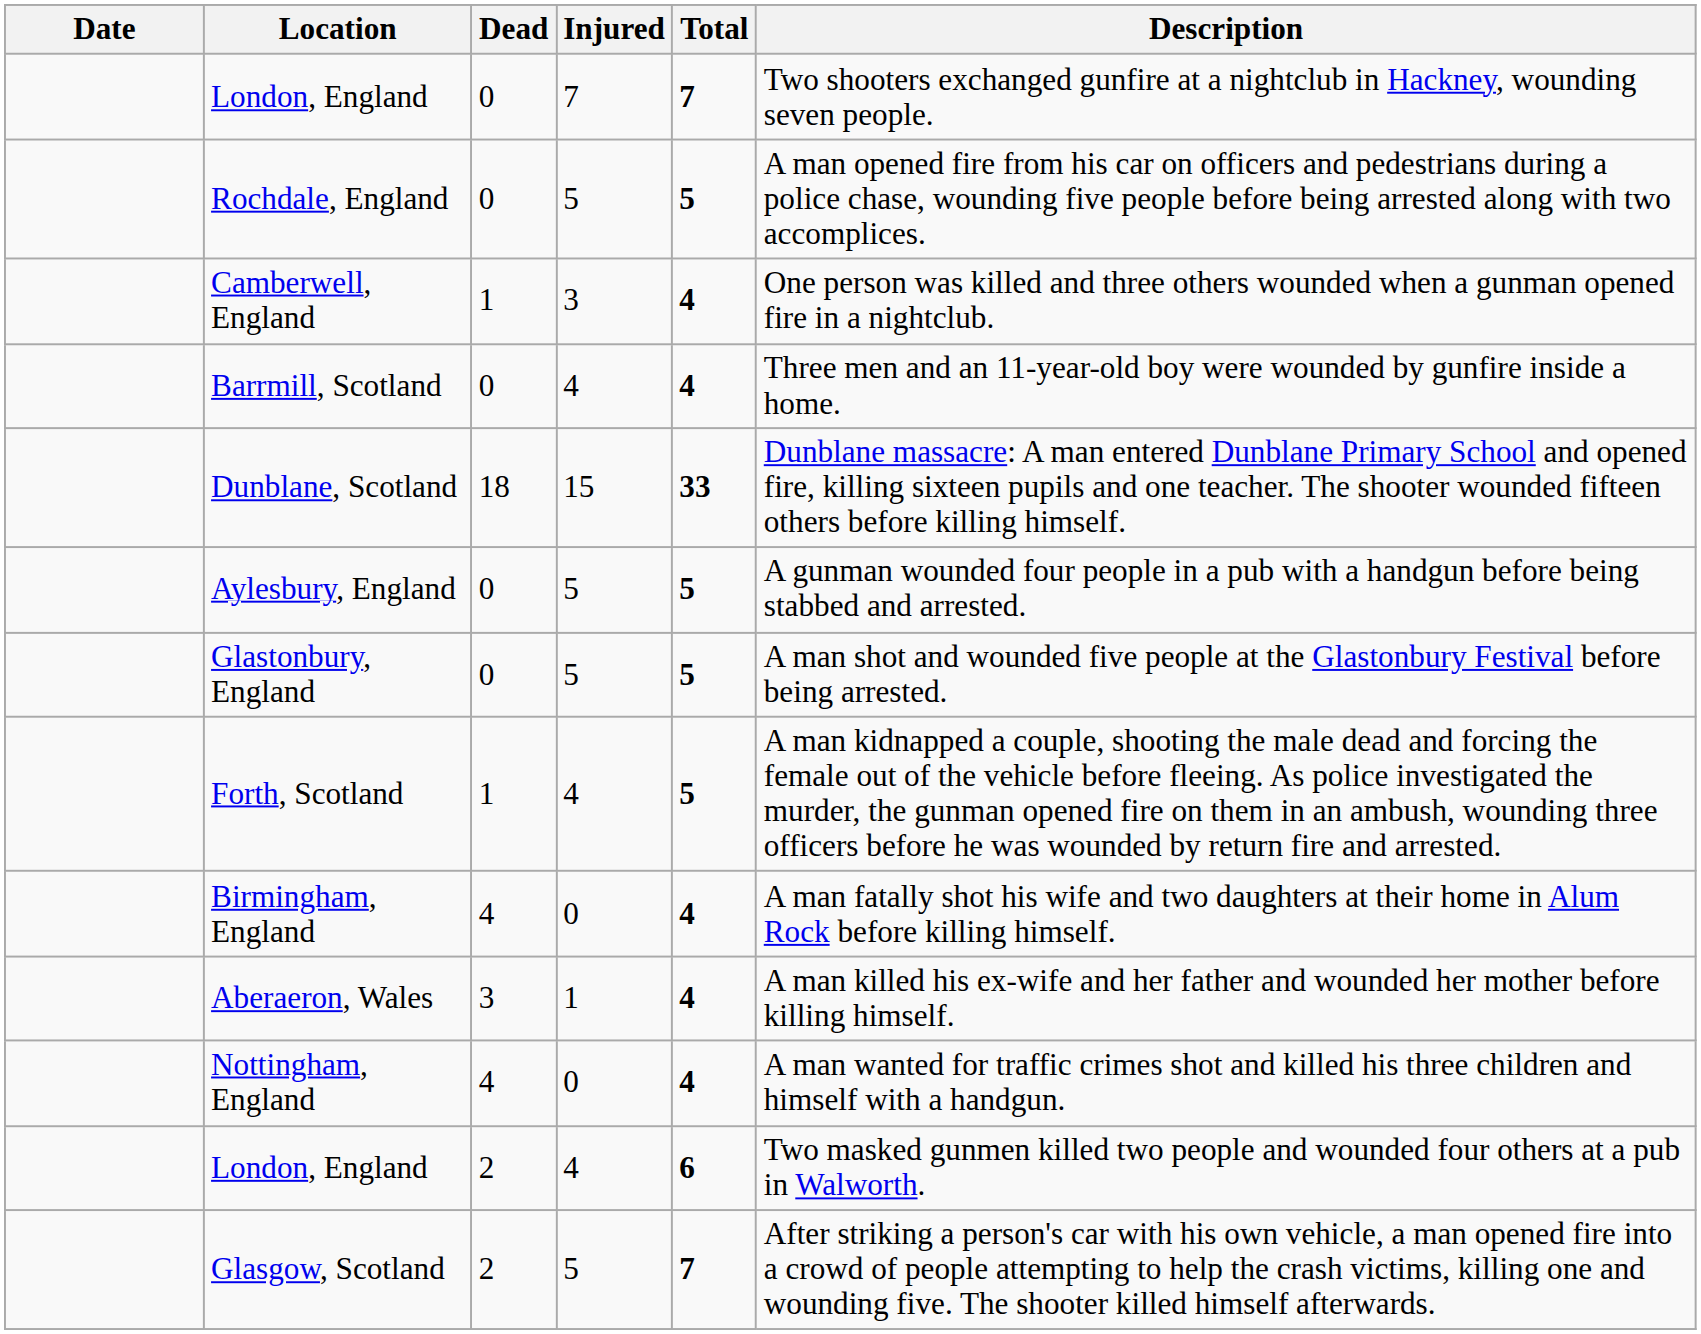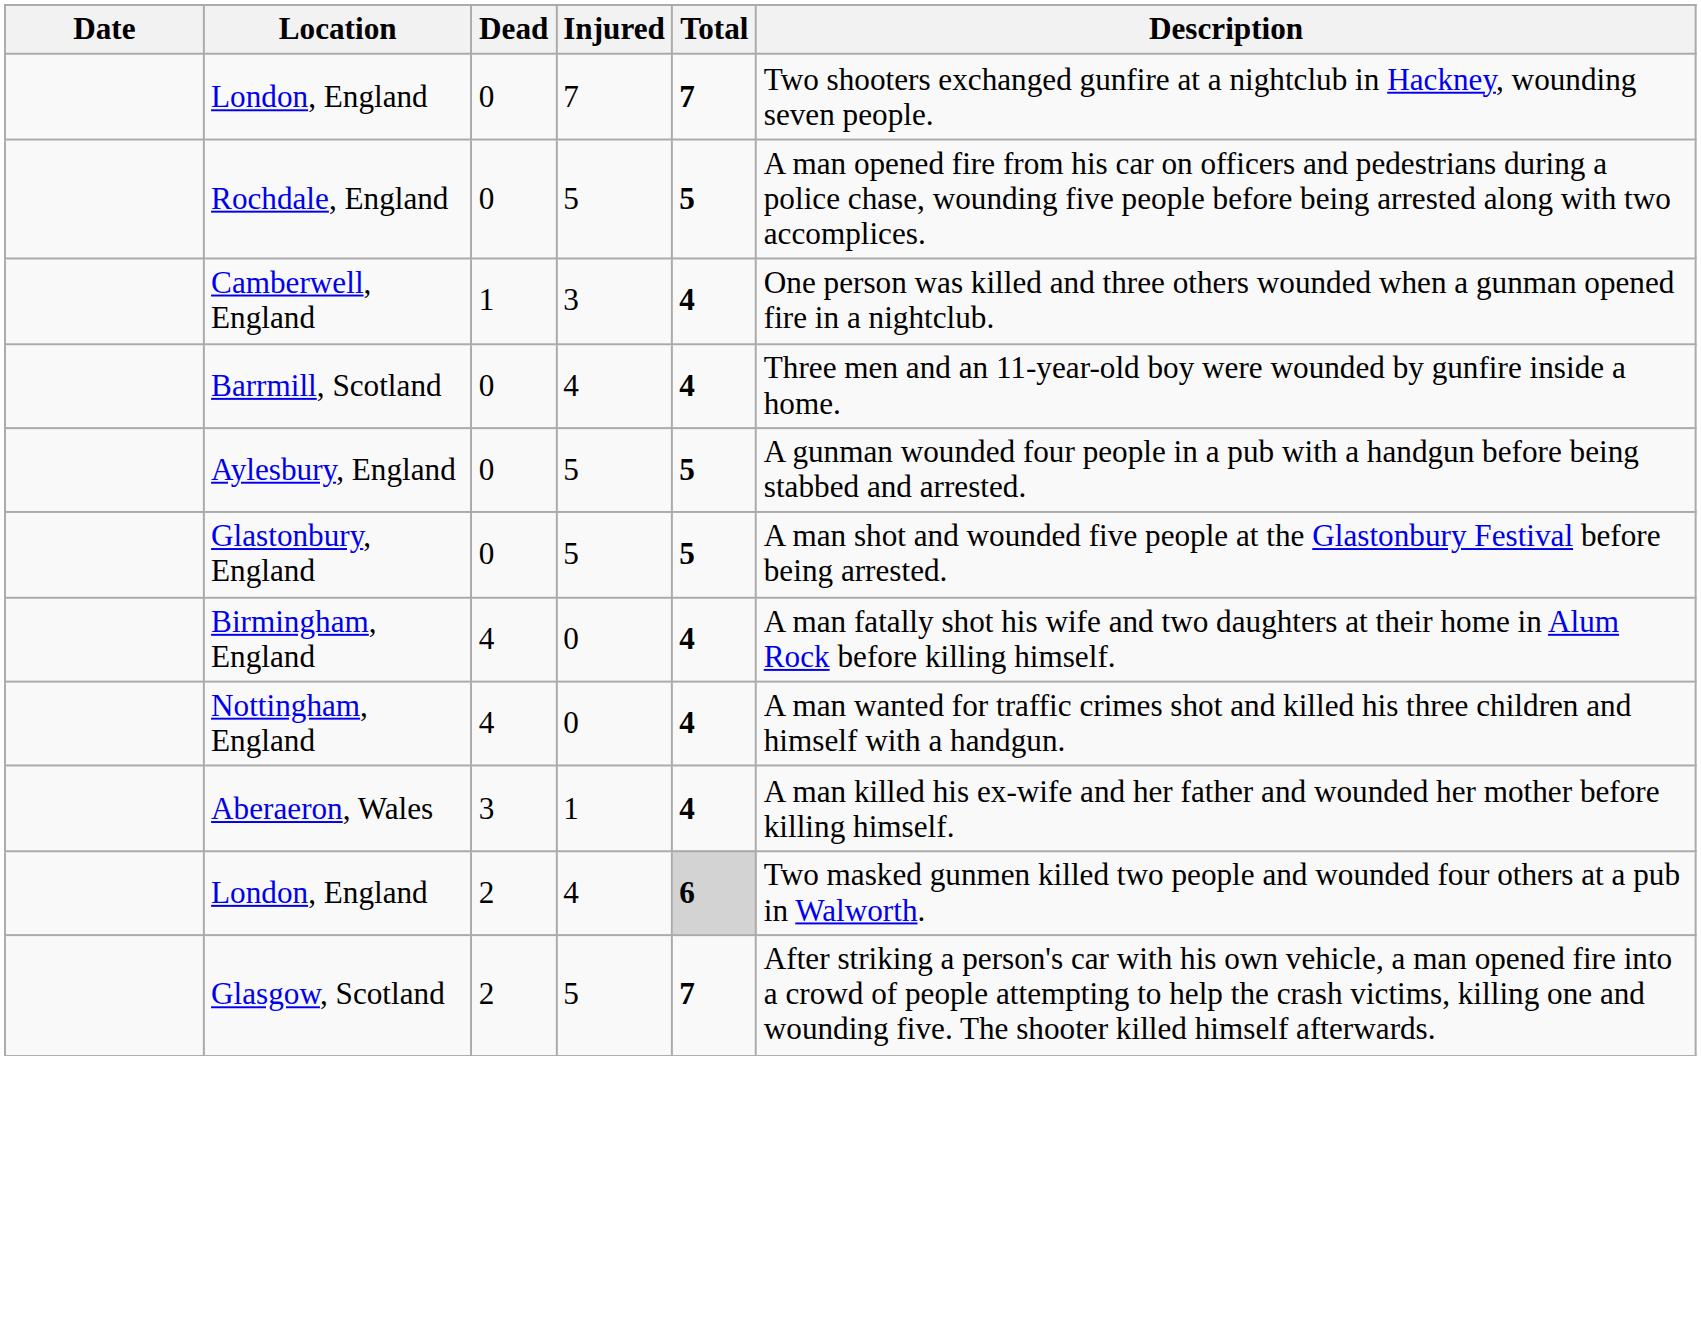- row: (334, 487)
- row: (307, 793)
rows swapped: (322, 997) <-> (289, 1082)
(687, 1167) no background -> (687, 892) lightgrey background
